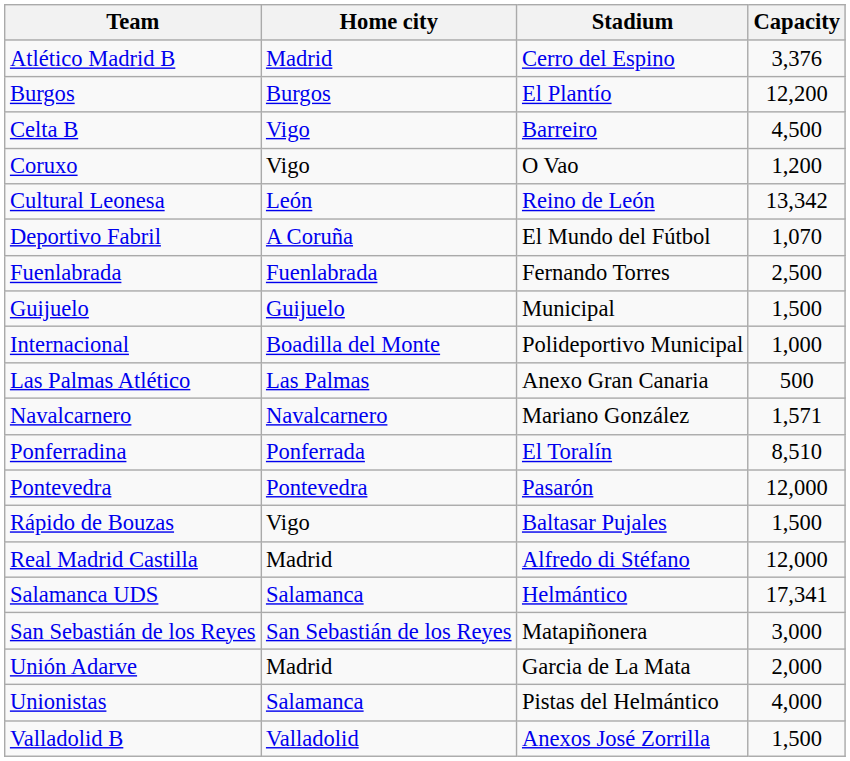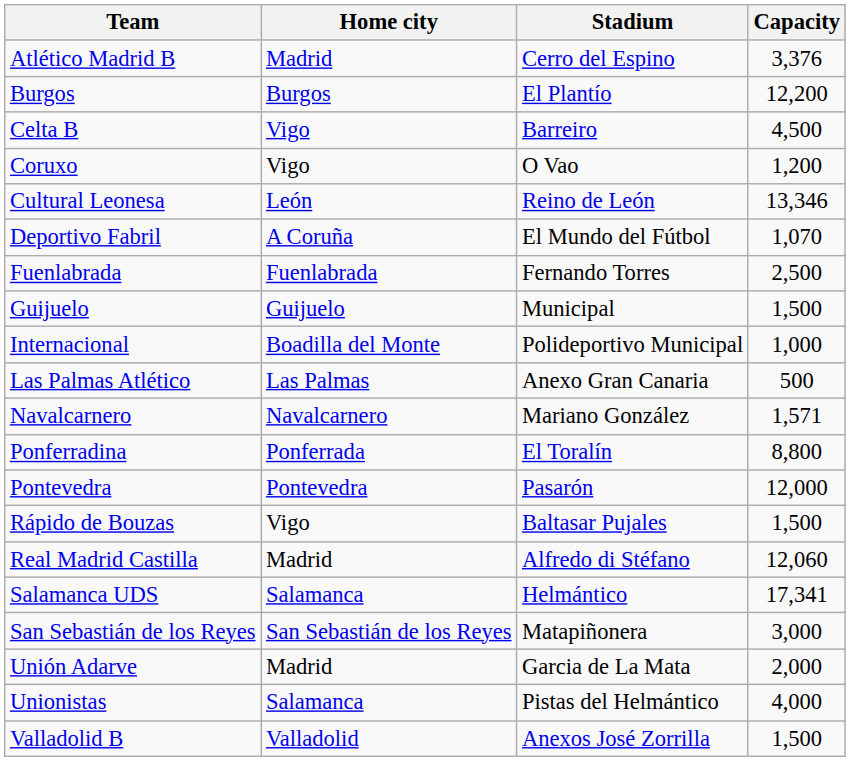(797, 201) 13,342 -> (797, 201) 13,346
(797, 451) 8,510 -> (797, 451) 8,800
(797, 559) 12,000 -> (797, 559) 12,060
